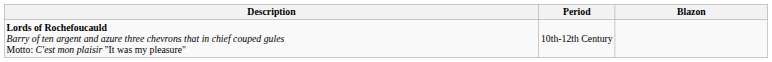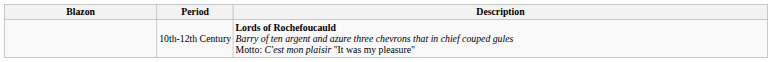columns swapped: (691, 12) <-> (271, 12)
